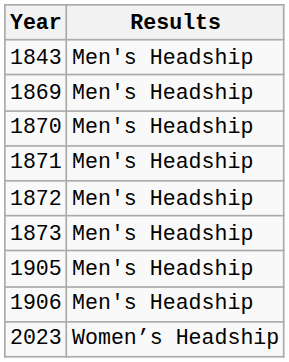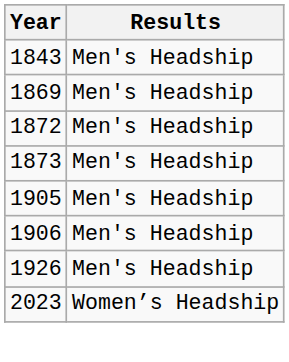- row: (36, 128)
- row: (36, 163)
+ row: (36, 269)
